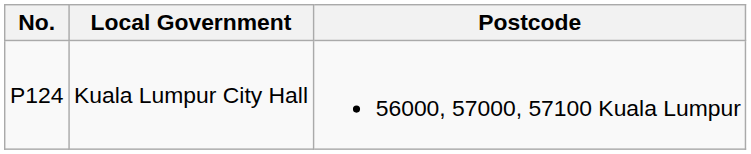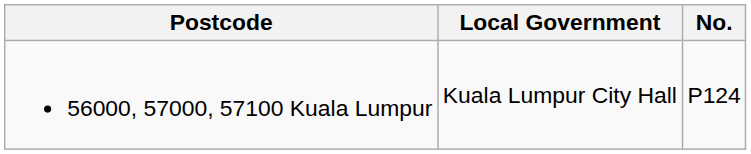columns swapped: (37, 22) <-> (530, 22)
